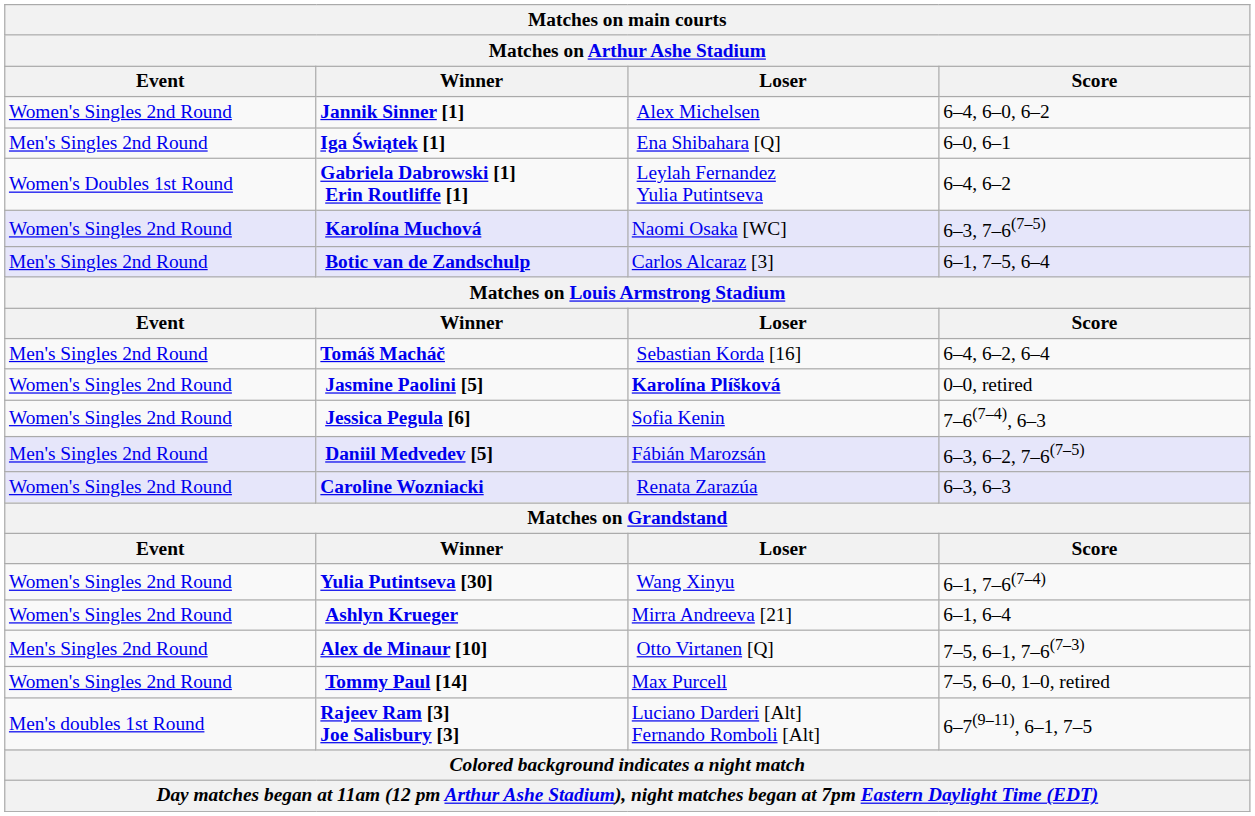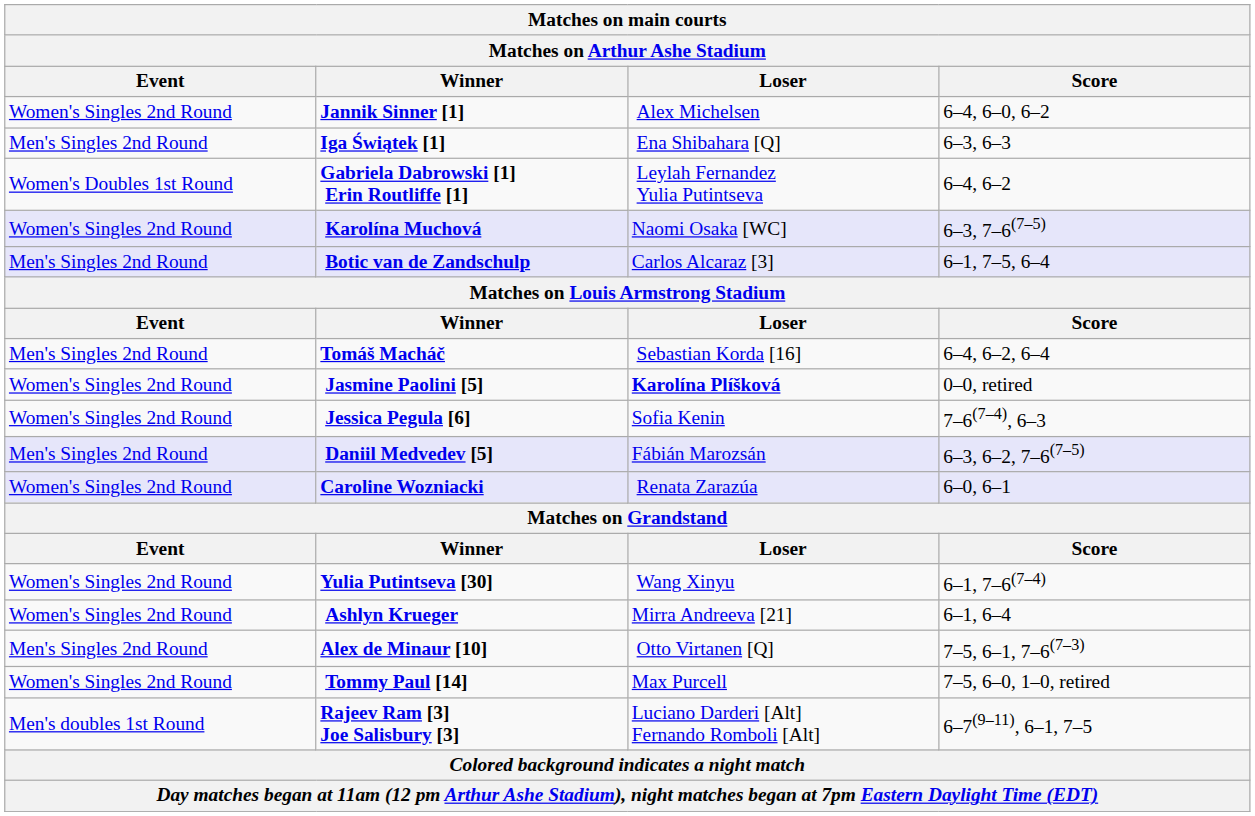(977, 142) 6–0, 6–1 -> (977, 142) 6–3, 6–3
(977, 487) 6–3, 6–3 -> (977, 487) 6–0, 6–1
